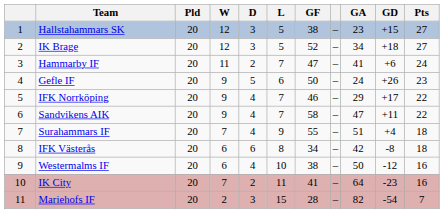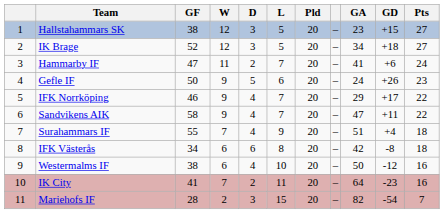columns swapped: (193, 13) <-> (313, 13)
